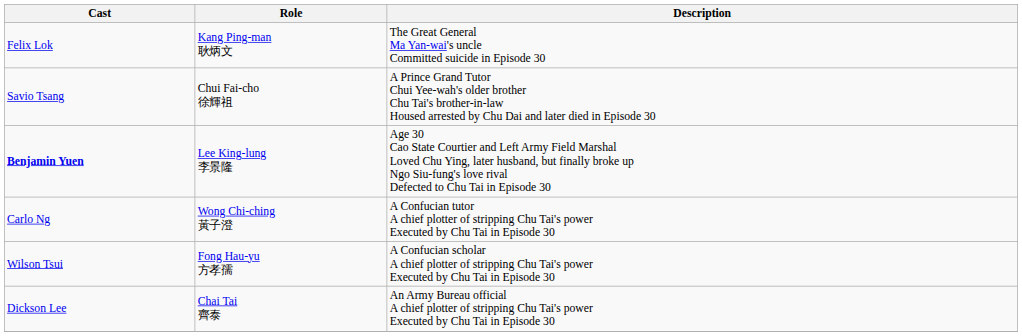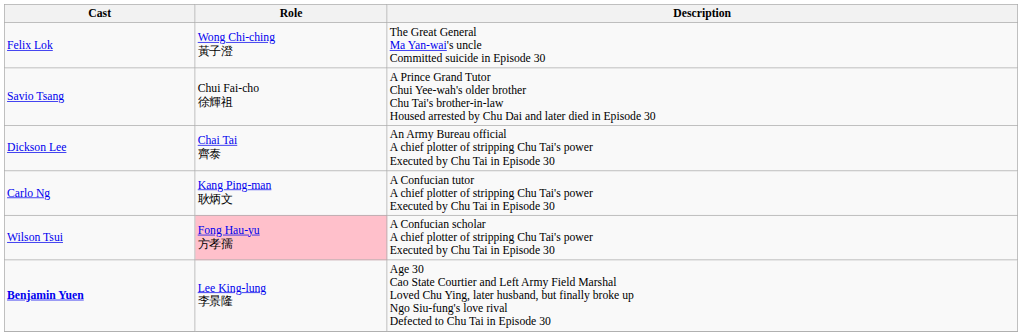(235, 44) Kang Ping-man 耿炳文 -> (236, 44) Wong Chi-ching 黃子澄
rows swapped: (45, 161) <-> (37, 308)
(236, 218) Wong Chi-ching 黃子澄 -> (235, 192) Kang Ping-man 耿炳文
(229, 263) no background -> (229, 237) pink background
